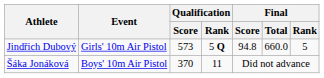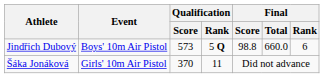(124, 47) Girls' 10m Air Pistol -> (124, 47) Boys' 10m Air Pistol
(247, 47) 94.8 -> (247, 47) 98.8
(305, 47) 5 -> (305, 47) 6
(124, 64) Boys' 10m Air Pistol -> (124, 64) Girls' 10m Air Pistol
